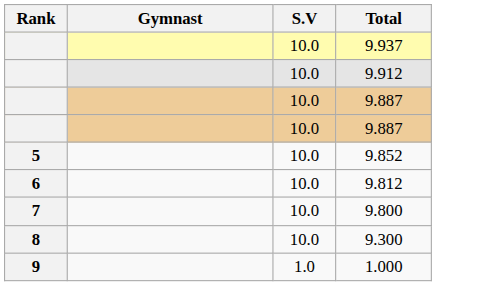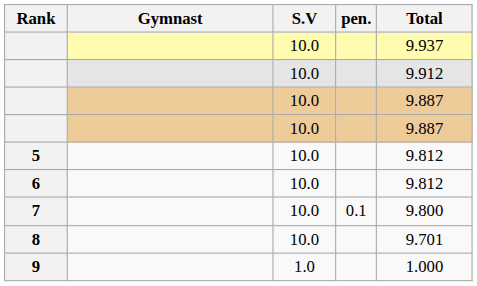+ column: (356, 18)
(384, 156) 9.852 -> (425, 156) 9.812
(384, 239) 9.300 -> (425, 239) 9.701
